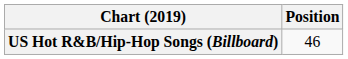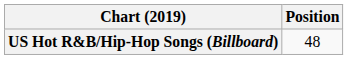(312, 41) 46 -> (312, 41) 48
